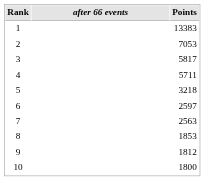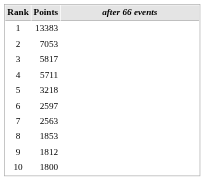columns swapped: (101, 12) <-> (185, 12)
